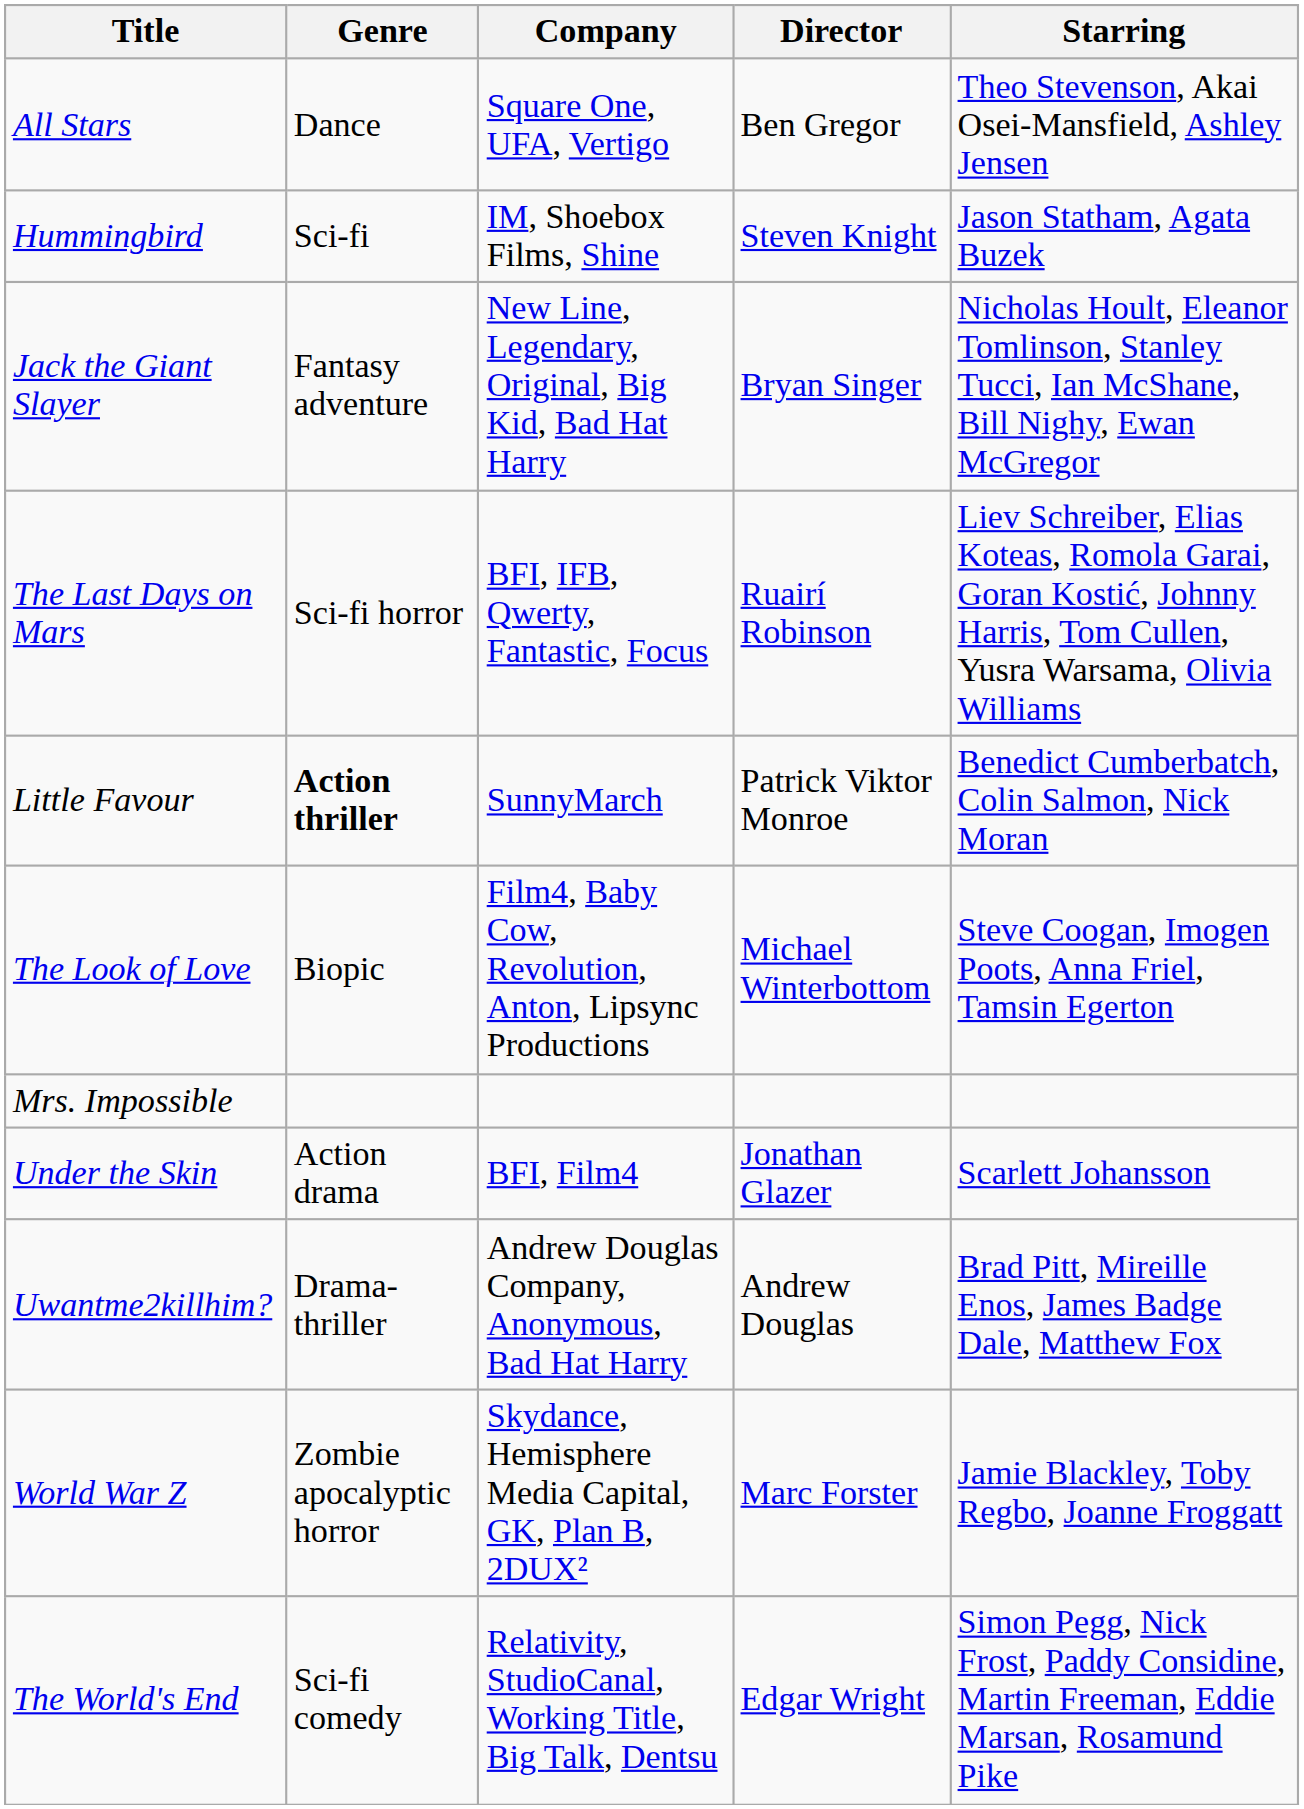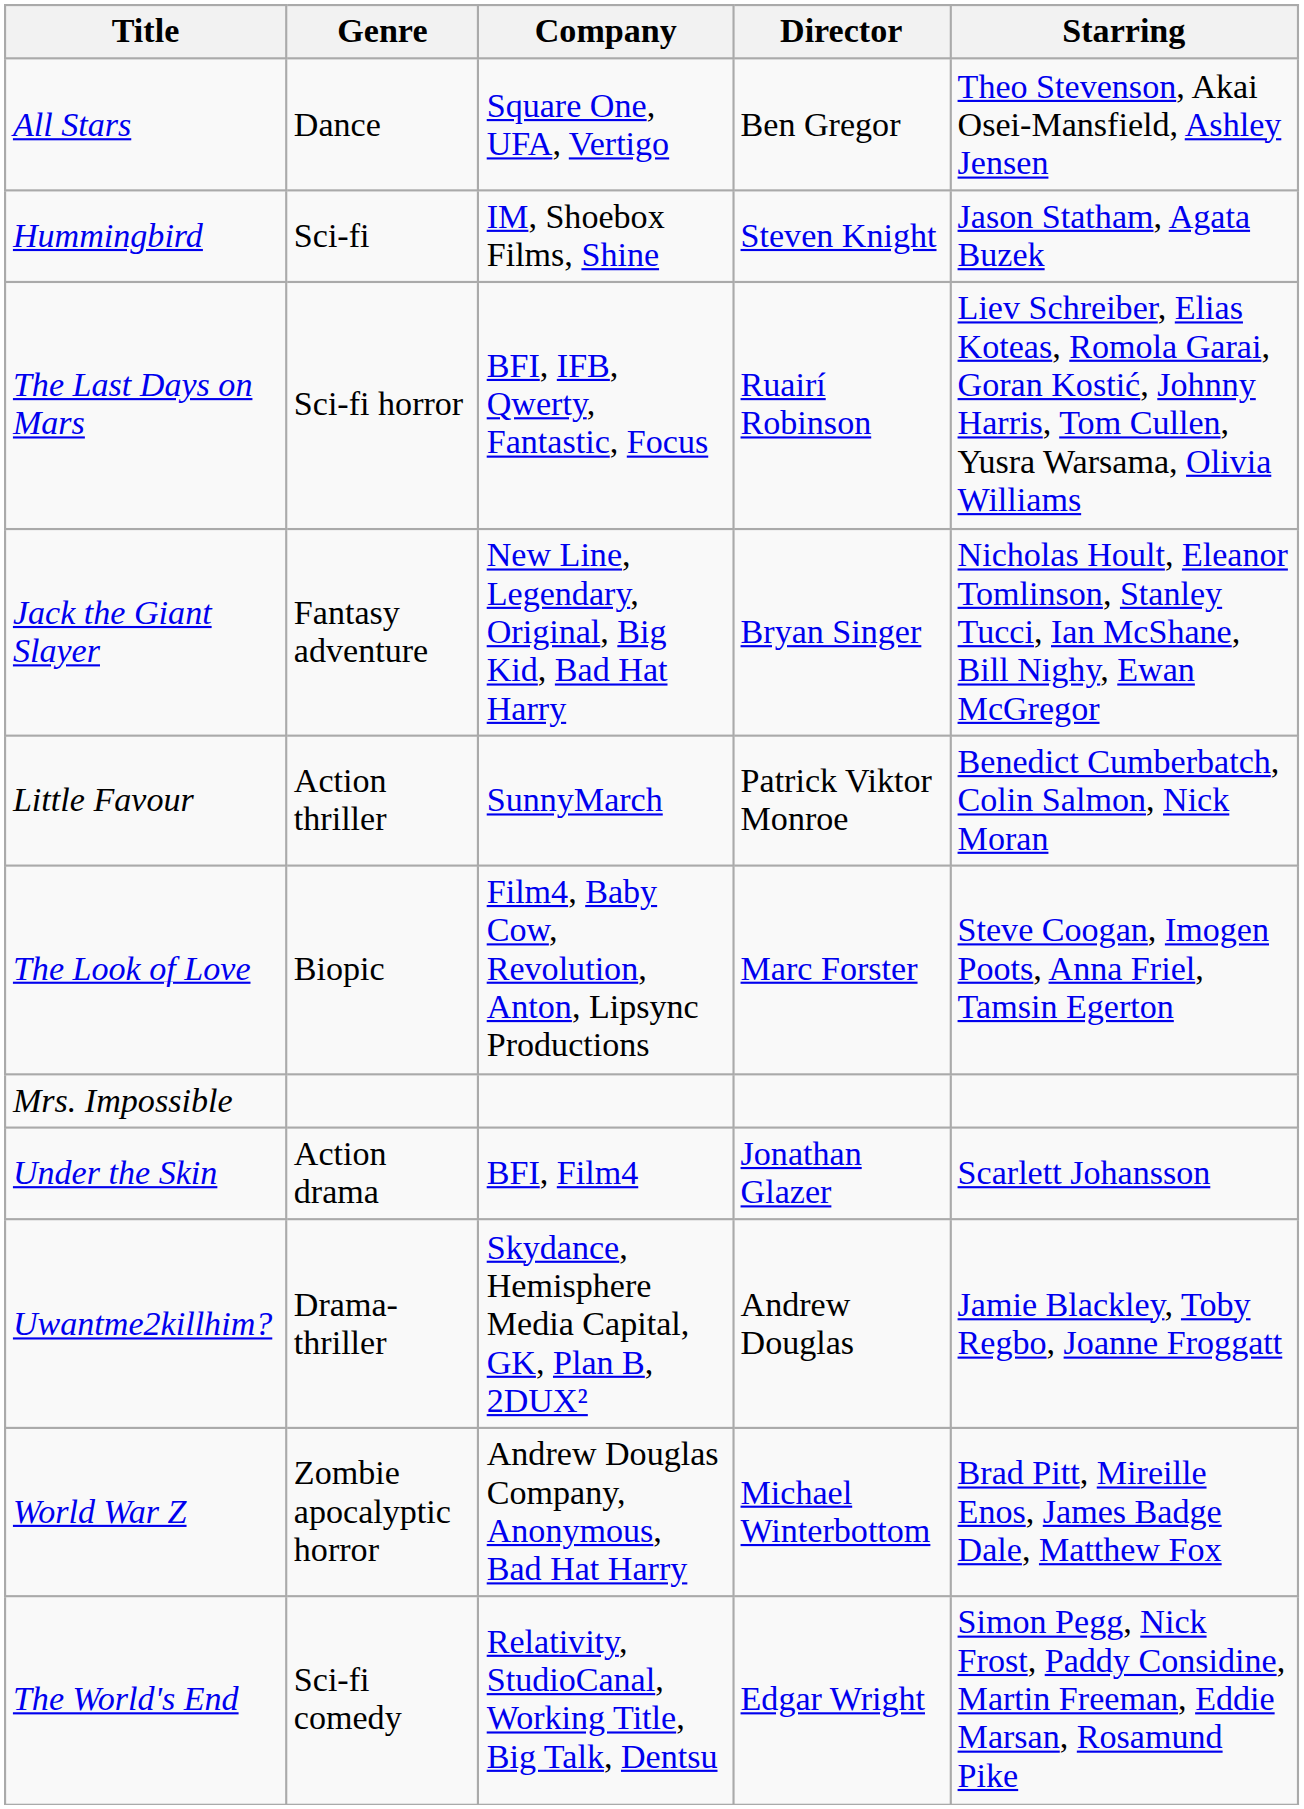rows swapped: (112, 385) <-> (133, 611)
(346, 800) bold -> (340, 800) normal
(835, 969) Michael Winterbottom -> (829, 969) Marc Forster
(603, 1303) Andrew Douglas Company, Anonymous, Bad Hat Harry -> (588, 1323) Skydance, Hemisphere Media Capital, GK, Plan B, 2DUX²
(1090, 1303) Brad Pitt, Mireille Enos, James Badge Dale, Matthew Fox -> (1120, 1323) Jamie Blackley, Toby Regbo, Joanne Froggatt
(588, 1492) Skydance, Hemisphere Media Capital, GK, Plan B, 2DUX² -> (603, 1511) Andrew Douglas Company, Anonymous, Bad Hat Harry
(829, 1492) Marc Forster -> (835, 1511) Michael Winterbottom
(1120, 1492) Jamie Blackley, Toby Regbo, Joanne Froggatt -> (1090, 1511) Brad Pitt, Mireille Enos, James Badge Dale, Matthew Fox
